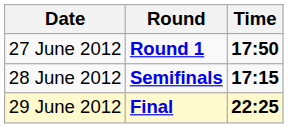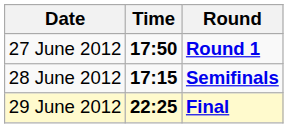columns swapped: (255, 19) <-> (176, 19)
